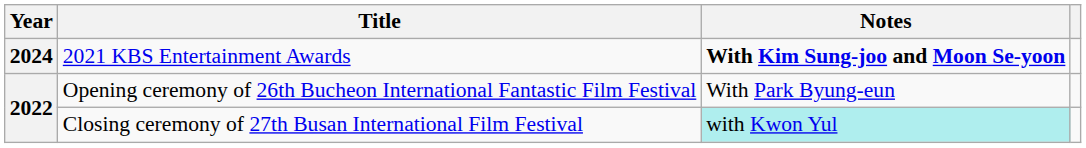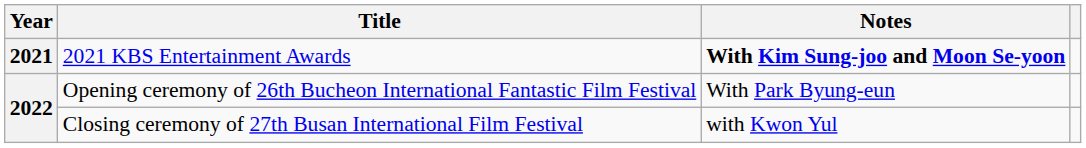(31, 55) 2024 -> (31, 55) 2021
(772, 124) paleturquoise background -> (772, 124) no background
